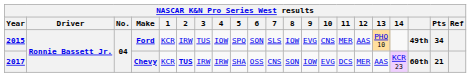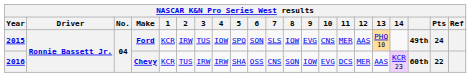(439, 40) 34 -> (439, 40) 24
(16, 61) 2017 -> (16, 61) 2016
(186, 61) bold -> (186, 61) normal
(439, 61) 21 -> (439, 61) 22
